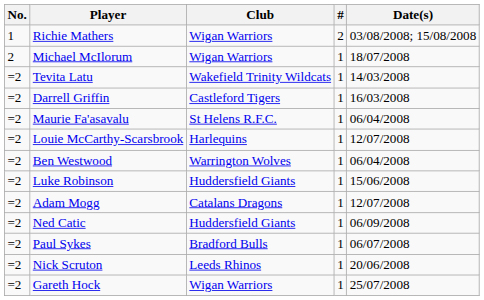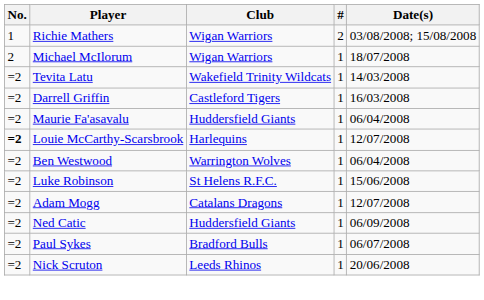(233, 118) St Helens R.F.C. -> (242, 118) Huddersfield Giants
(14, 139) normal -> (14, 139) bold
(242, 181) Huddersfield Giants -> (233, 181) St Helens R.F.C.
- row: (66, 285)
